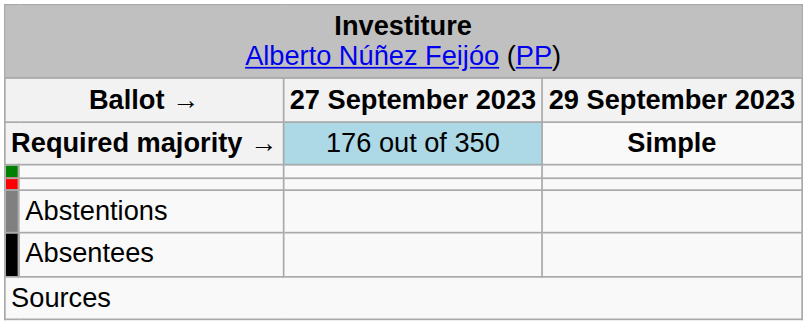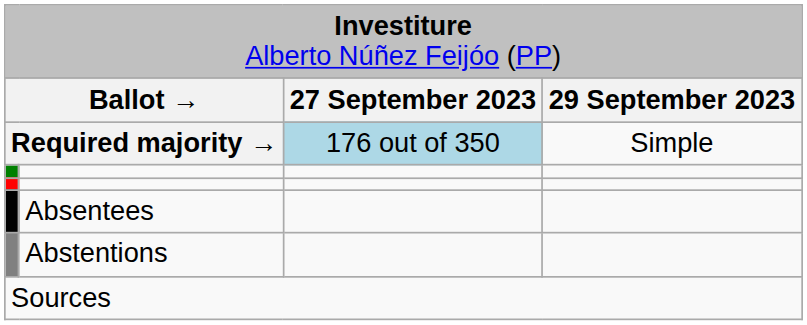(672, 142) bold -> (672, 142) normal
rows swapped: (12, 212) <-> (12, 255)
